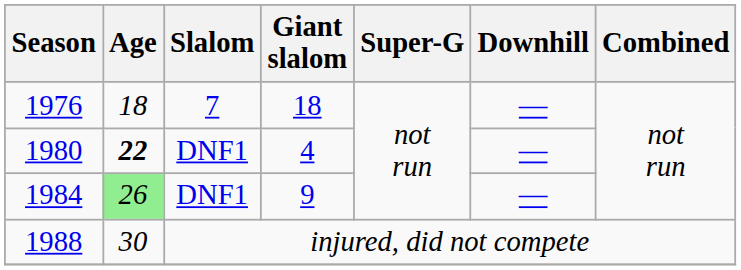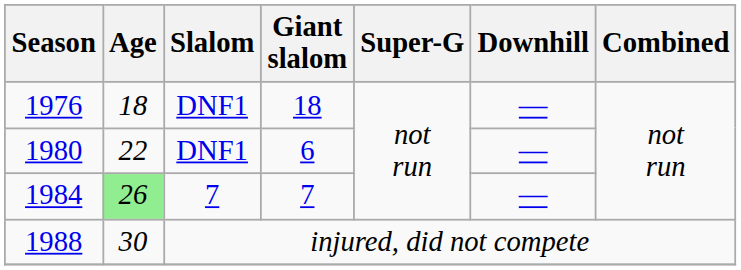(212, 104) 7 -> (212, 104) DNF1
(133, 150) bold -> (133, 150) normal
(307, 150) 4 -> (307, 150) 6
(212, 195) DNF1 -> (212, 195) 7
(307, 195) 9 -> (307, 195) 7
